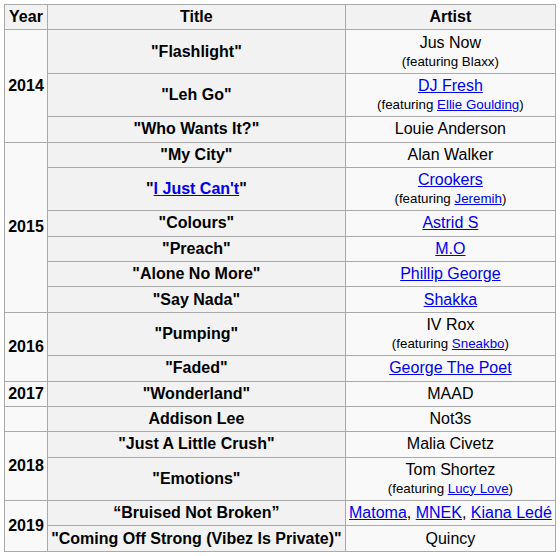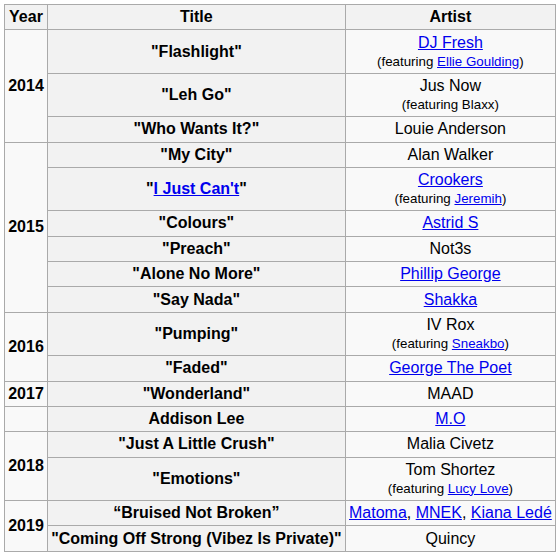(450, 51) Jus Now (featuring Blaxx) -> (450, 51) DJ Fresh (featuring Ellie Goulding)
(450, 94) DJ Fresh (featuring Ellie Goulding) -> (450, 94) Jus Now (featuring Blaxx)
(450, 248) M.O -> (450, 248) Not3s
(450, 419) Not3s -> (450, 419) M.O
